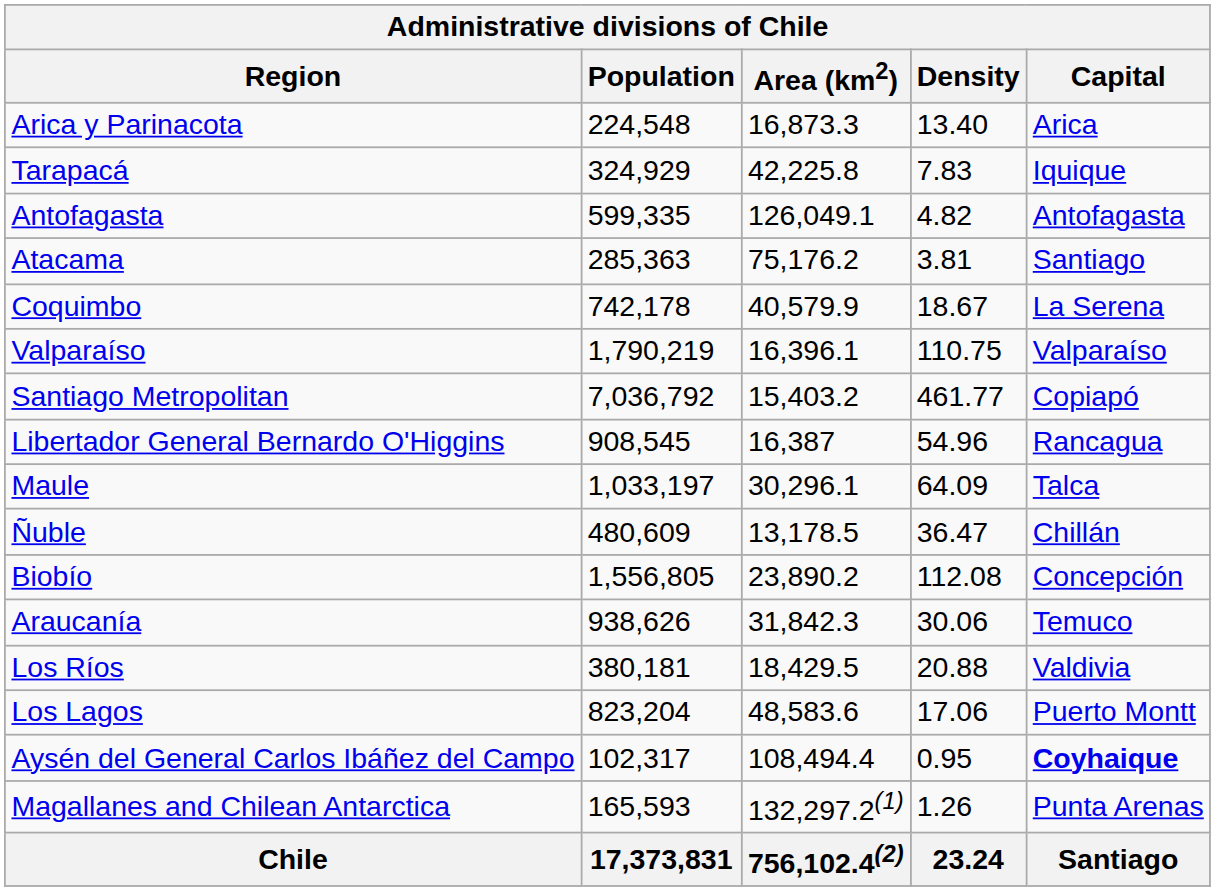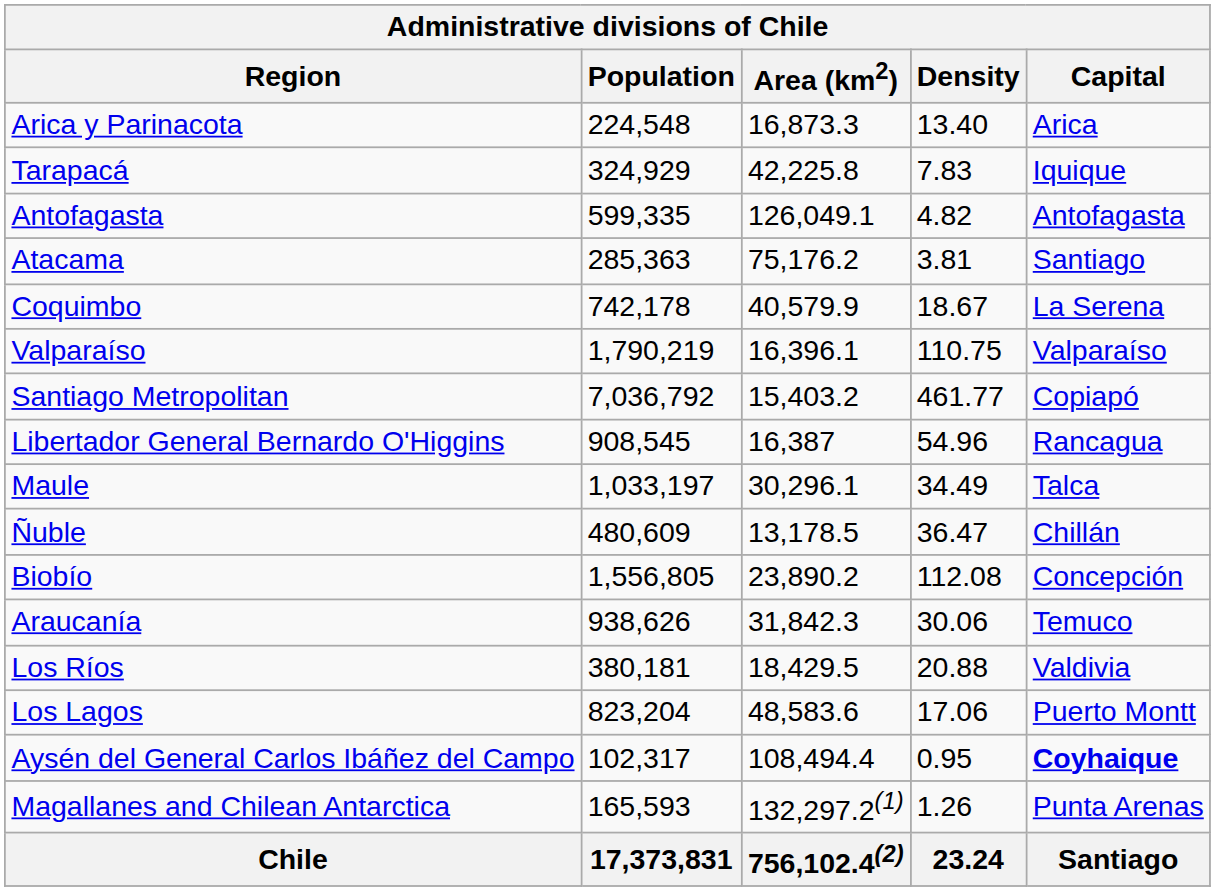(952, 486) 64.09 -> (952, 486) 34.49
